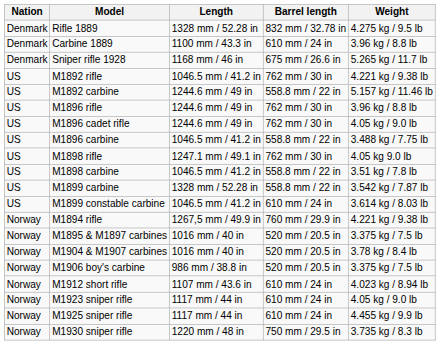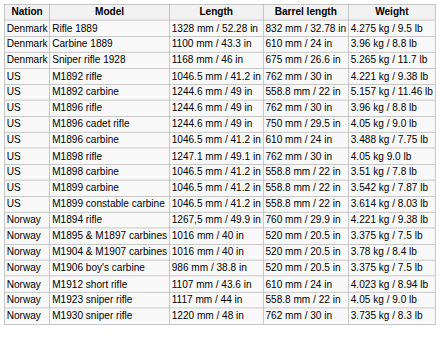(299, 124) 762 mm / 30 in -> (303, 124) 750 mm / 29.5 in
(303, 140) 558.8 mm / 22 in -> (299, 140) 610 mm / 24 in
(215, 188) 1328 mm / 52.28 in -> (216, 188) 1046.5 mm / 41.2 in
(299, 204) 610 mm / 24 in -> (303, 204) 558.8 mm / 22 in
(299, 300) 610 mm / 24 in -> (303, 300) 558.8 mm / 22 in
- row: (92, 316)
(303, 332) 750 mm / 29.5 in -> (299, 316) 762 mm / 30 in
